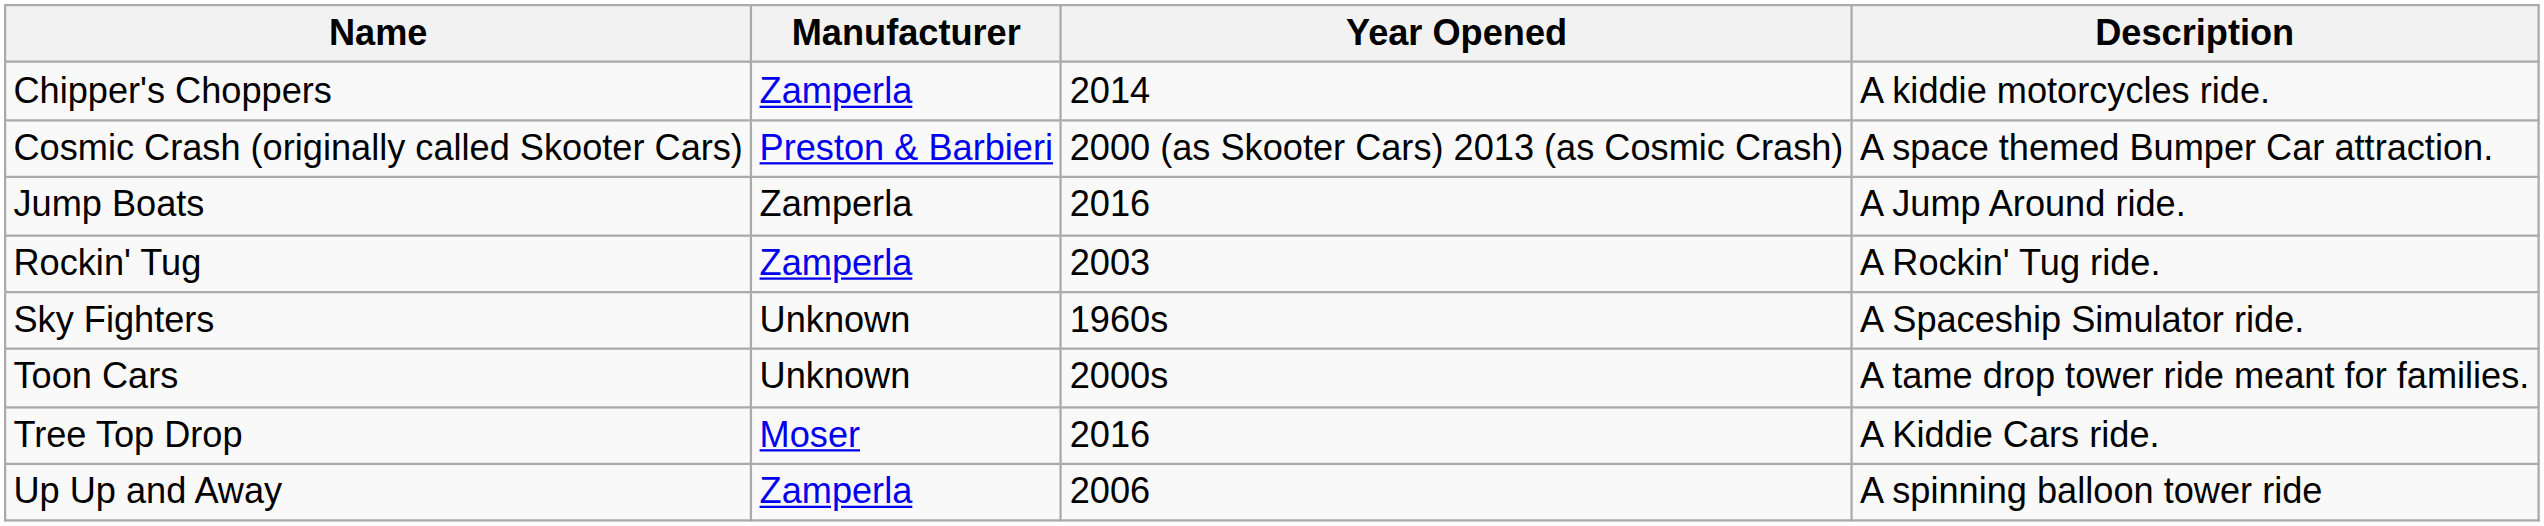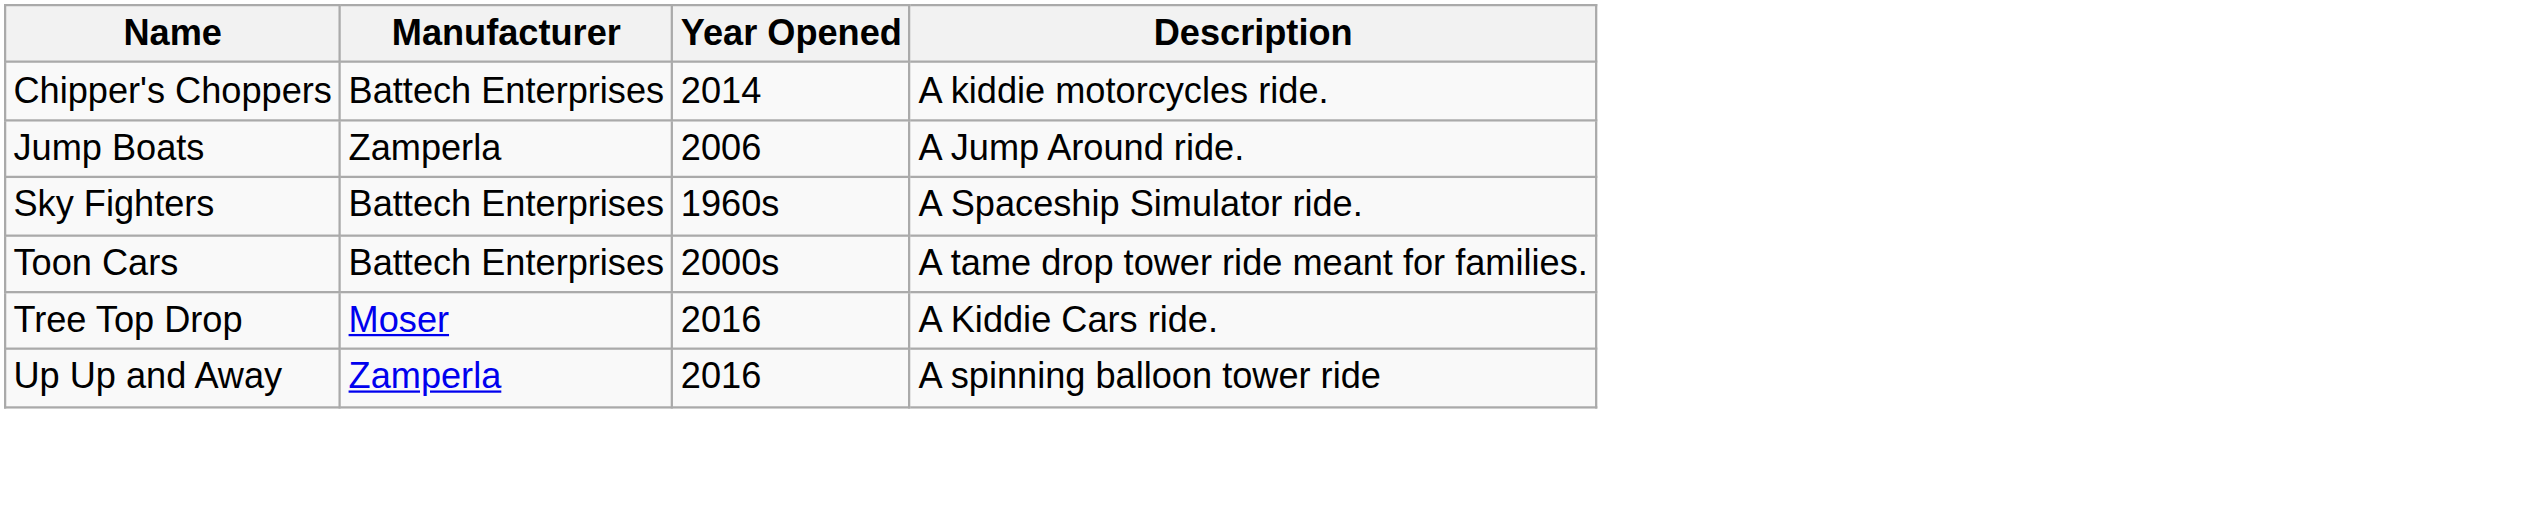(836, 90) Zamperla -> (506, 90) Battech Enterprises
- row: (378, 147)
(1110, 205) 2016 -> (721, 147) 2006
- row: (107, 262)
(835, 319) Unknown -> (506, 205) Battech Enterprises
(835, 377) Unknown -> (506, 262) Battech Enterprises
(1110, 491) 2006 -> (721, 377) 2016
